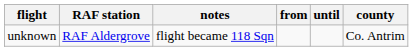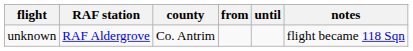columns swapped: (375, 14) <-> (215, 14)
